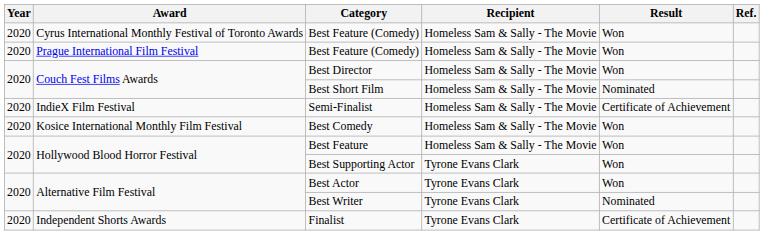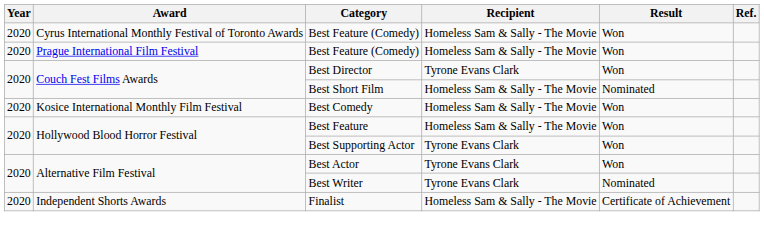(511, 70) Homeless Sam & Sally - The Movie -> (472, 70) Tyrone Evans Clark
- row: (86, 107)
(472, 220) Tyrone Evans Clark -> (511, 201) Homeless Sam & Sally - The Movie
